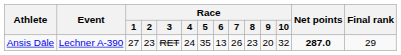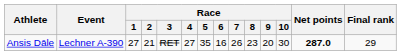(149, 43) 23 -> (149, 43) 21
(190, 43) 24 -> (190, 43) 27
(221, 43) 13 -> (221, 43) 16
(284, 43) 32 -> (284, 43) 30
